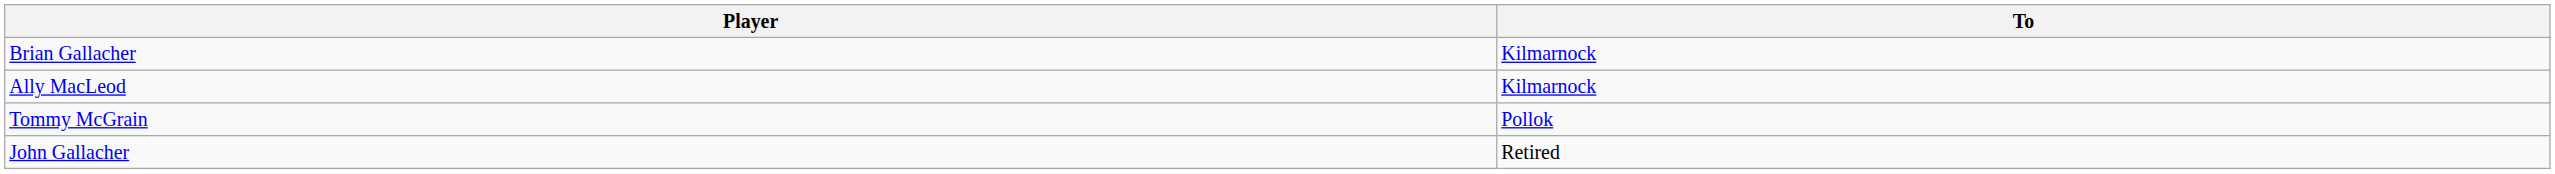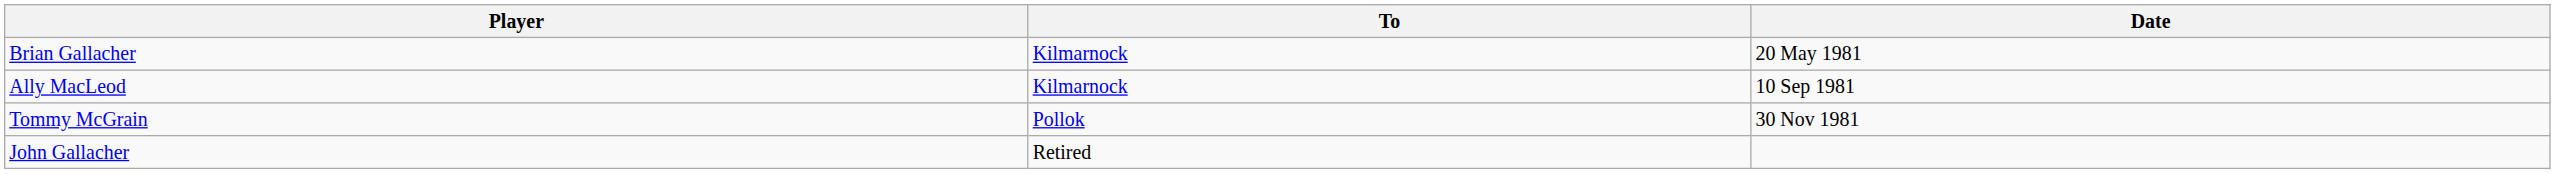+ column: (2151, 21)
